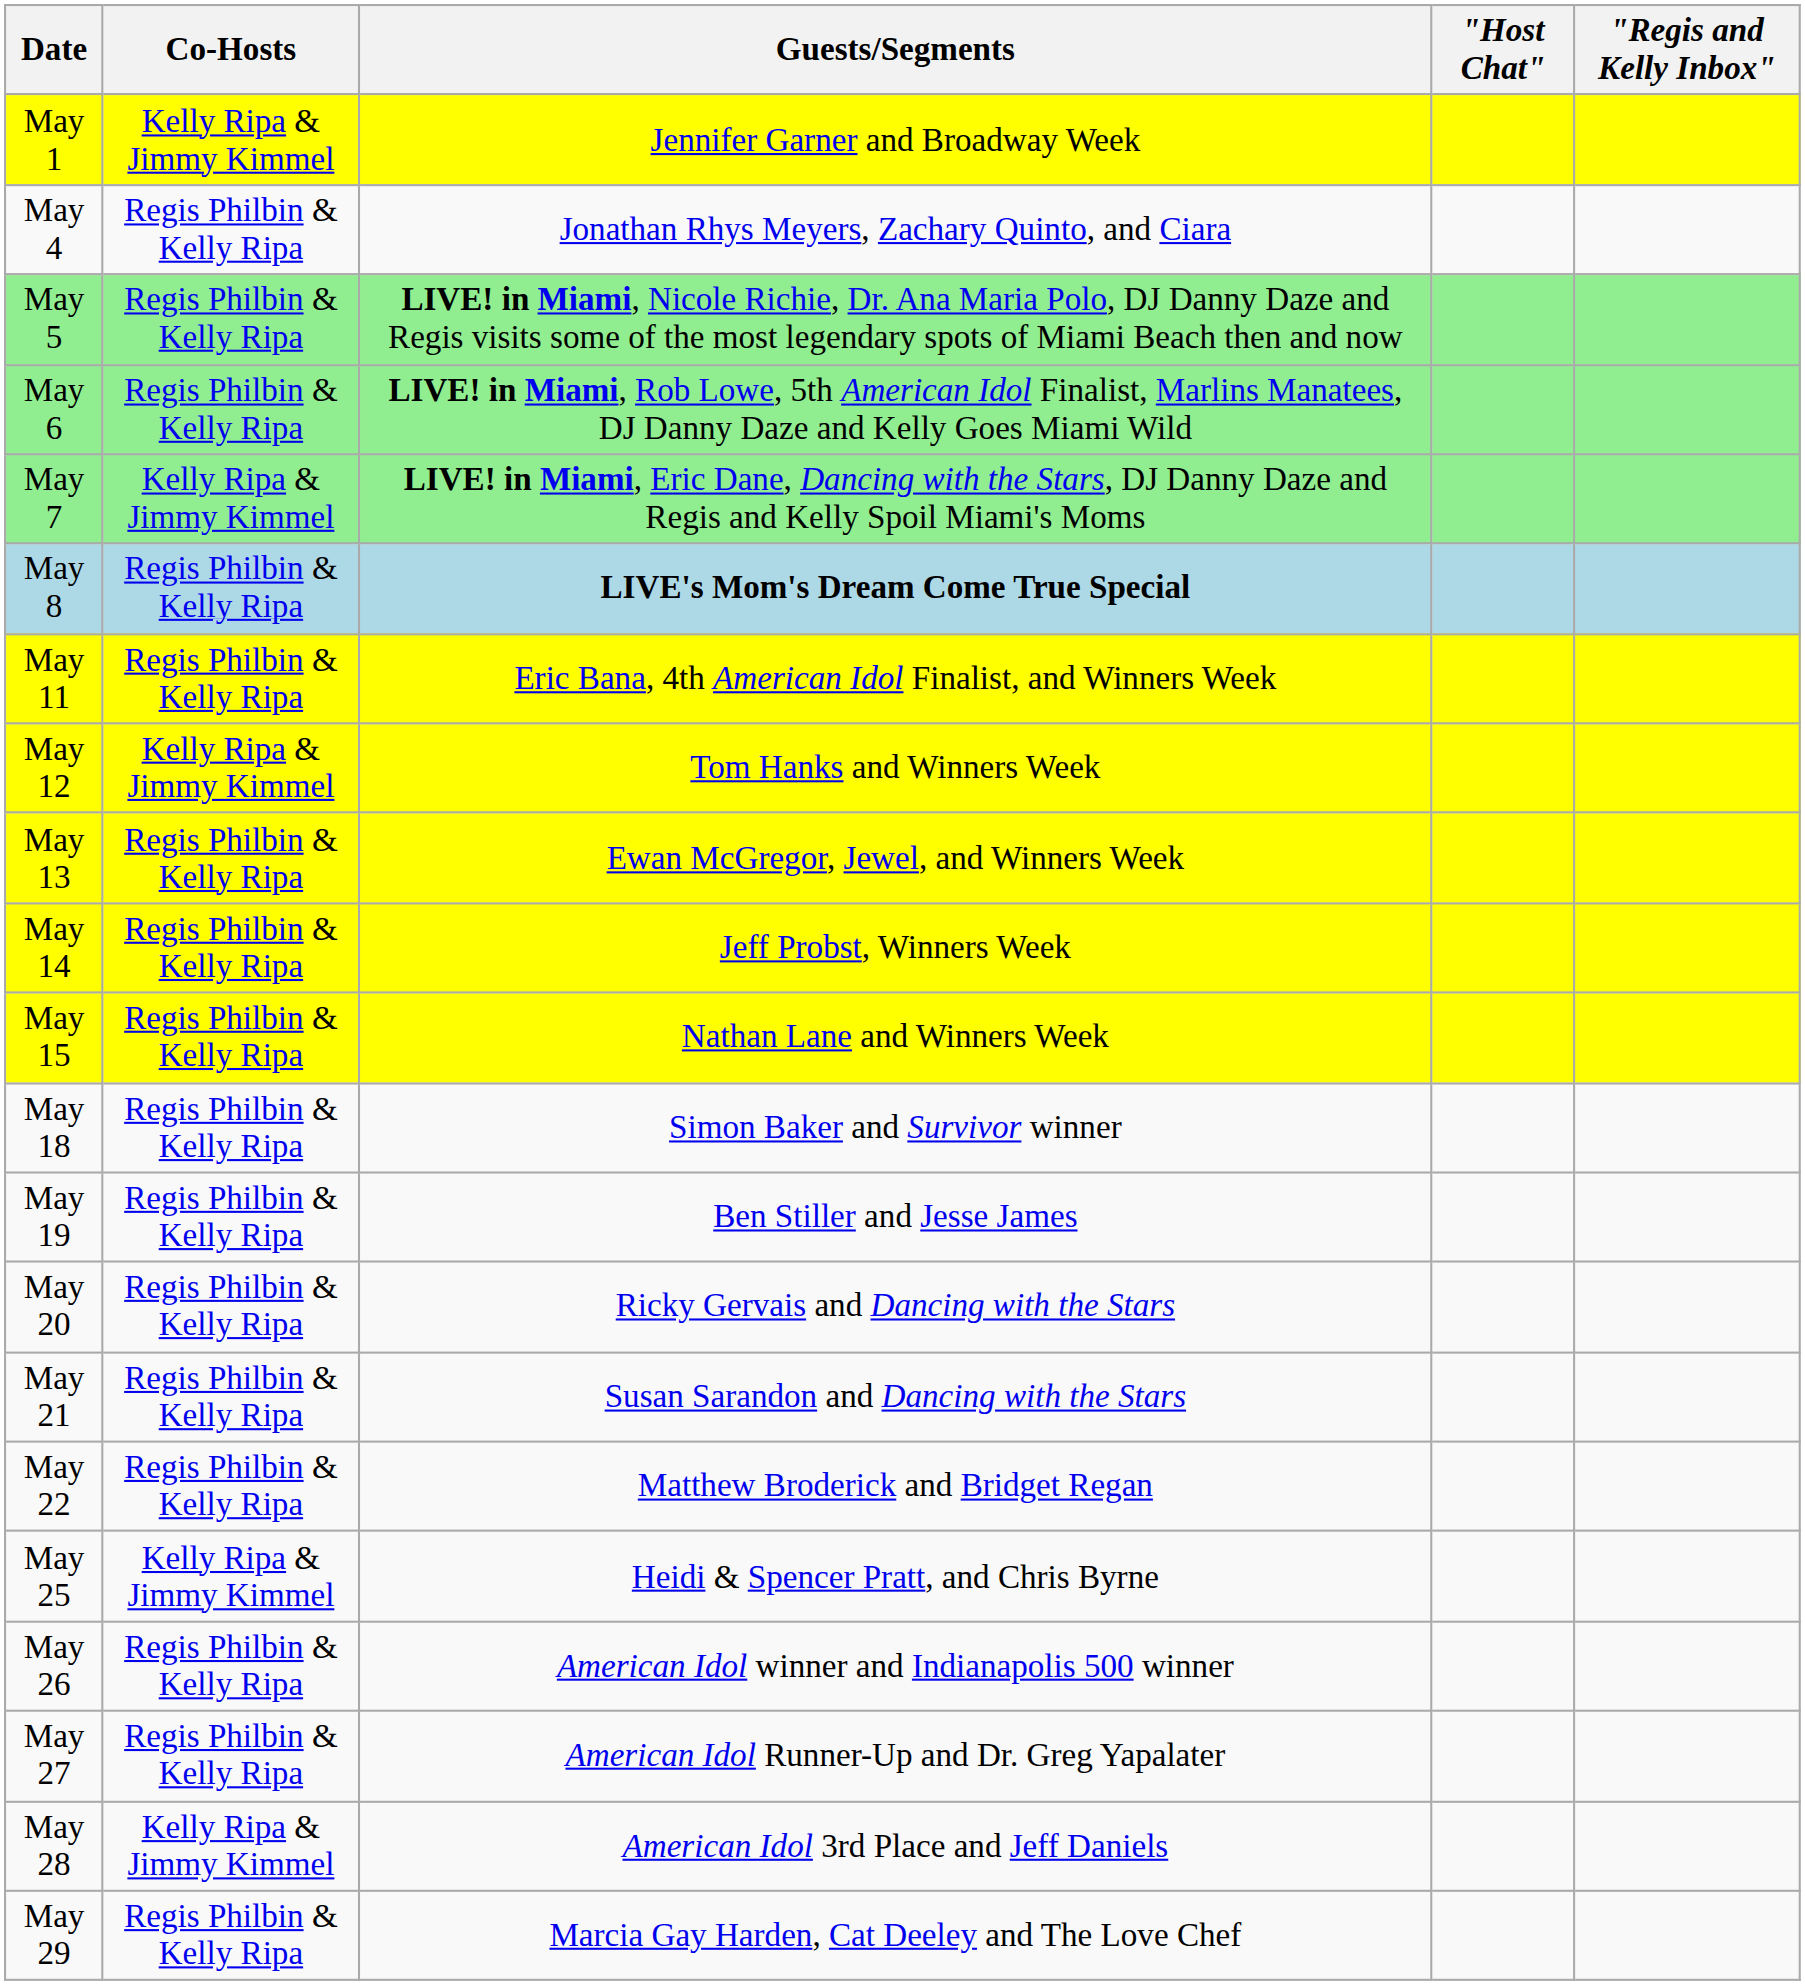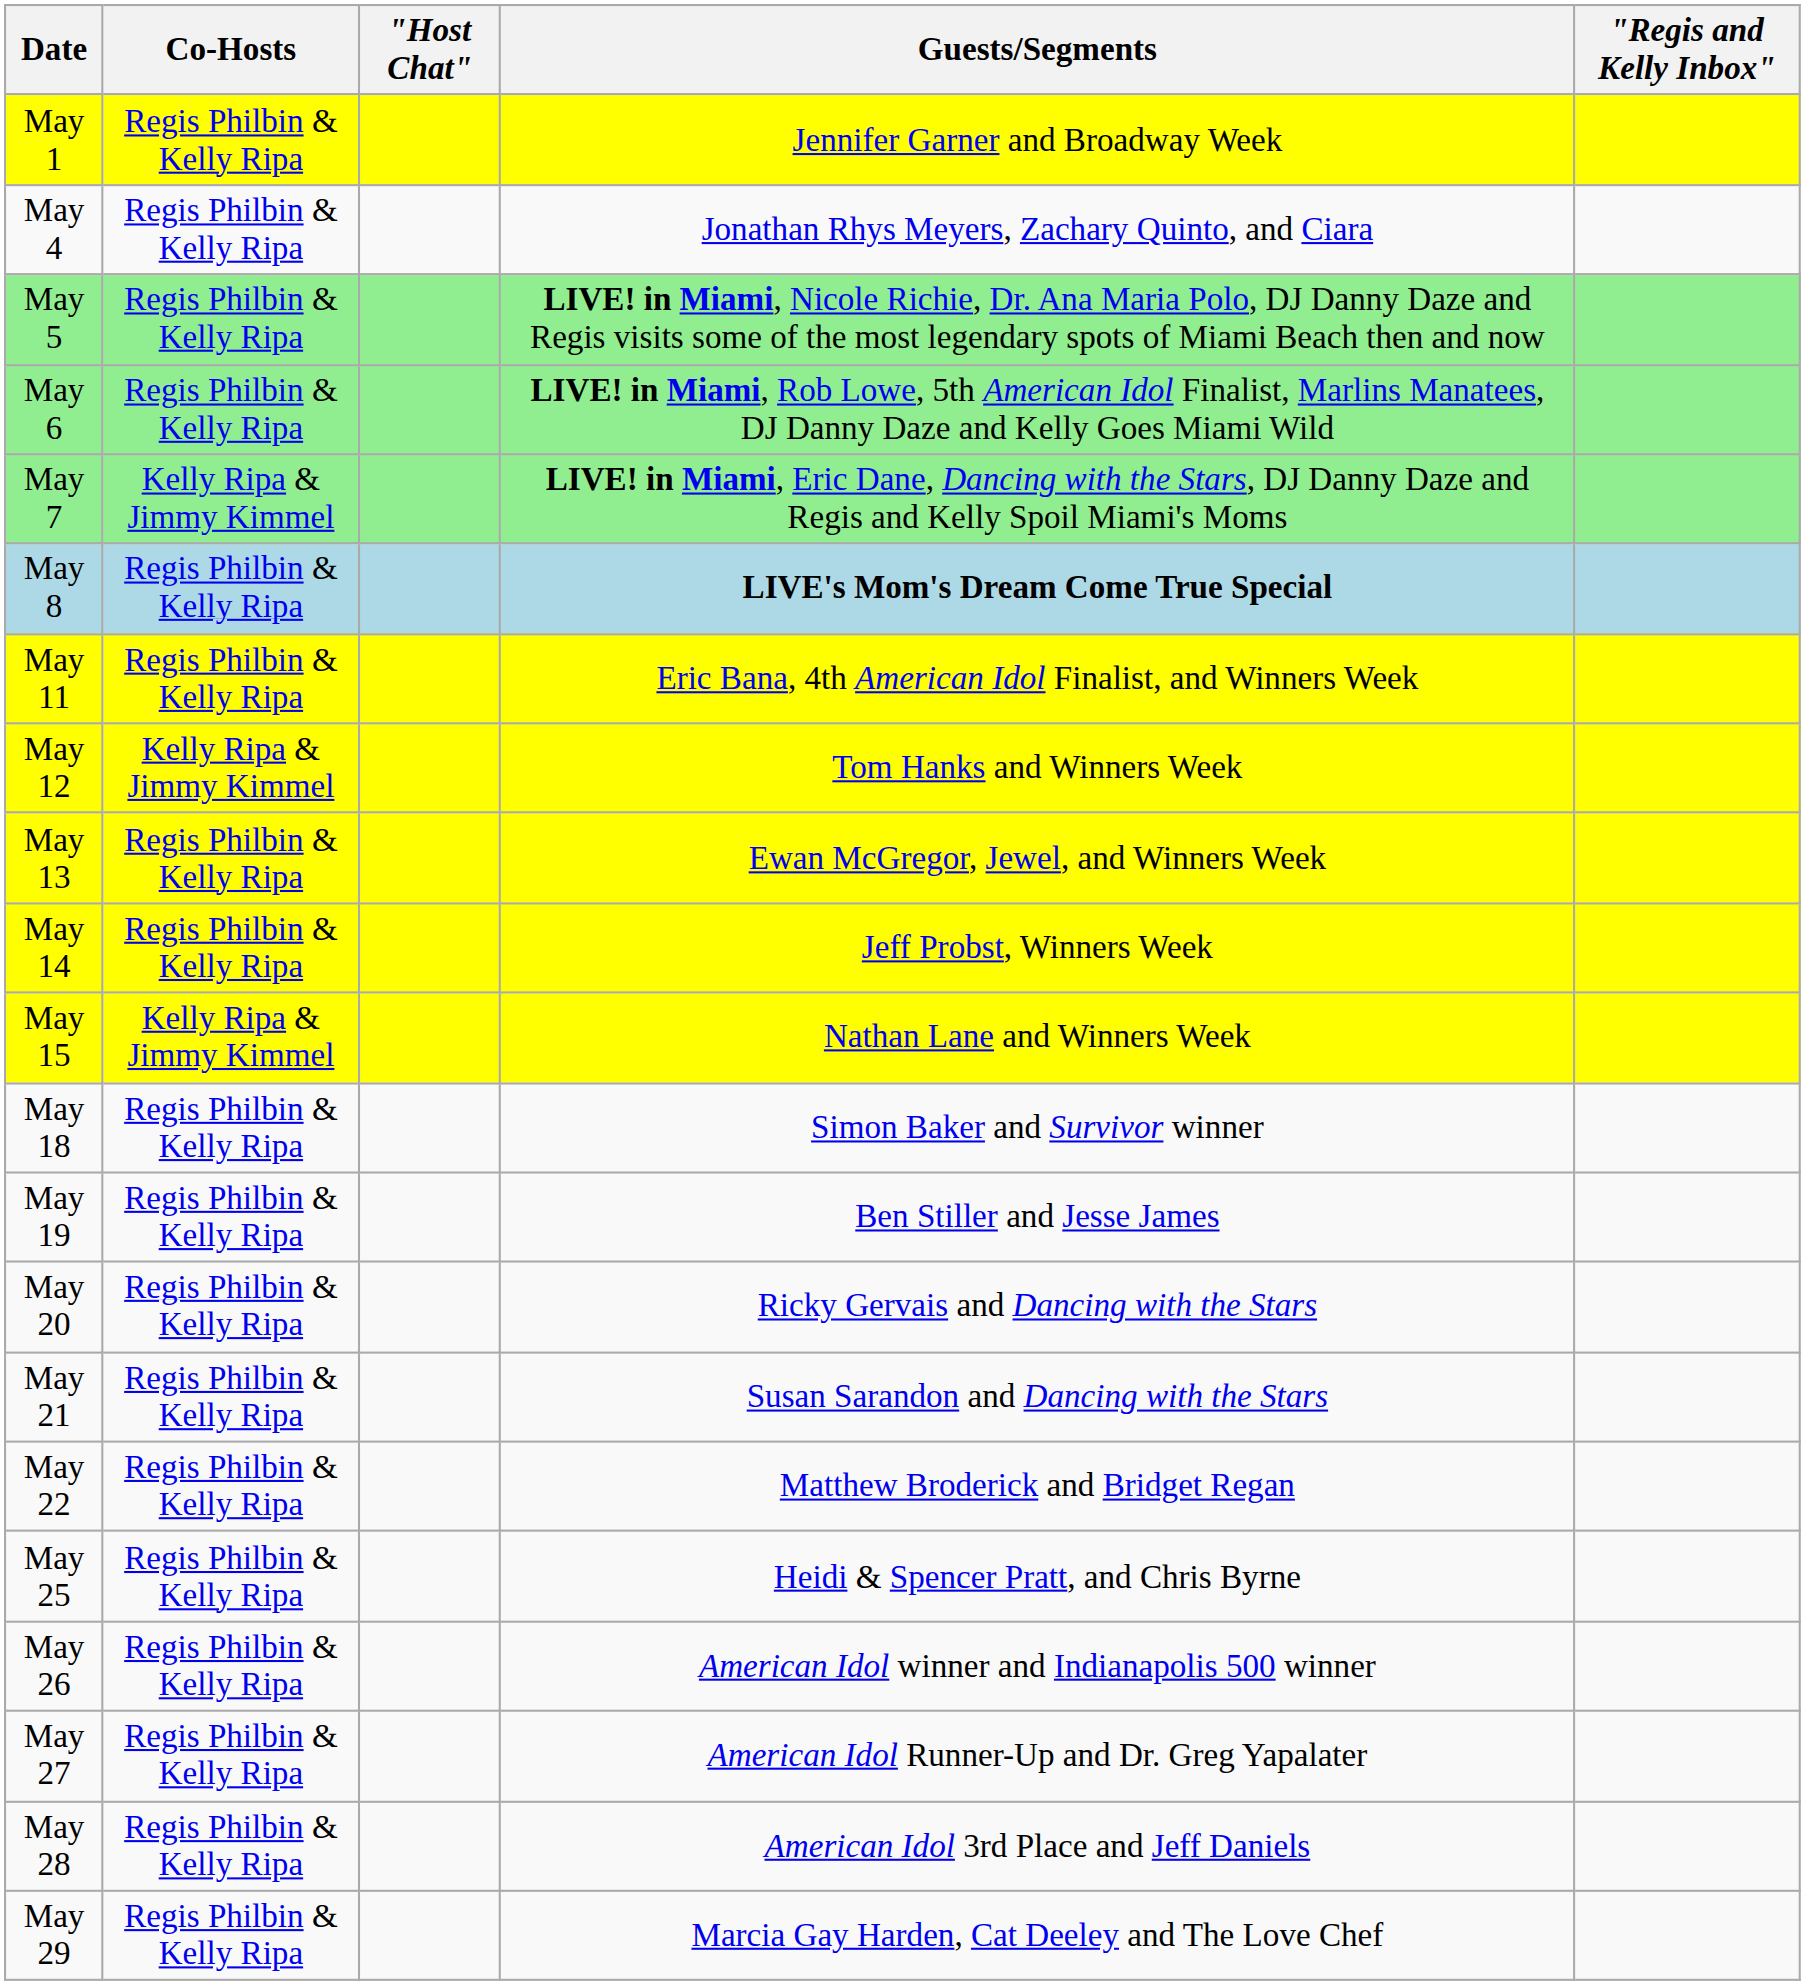columns swapped: (1503, 49) <-> (895, 49)
(231, 139) Kelly Ripa & Jimmy Kimmel -> (231, 139) Regis Philbin & Kelly Ripa
(231, 1037) Regis Philbin & Kelly Ripa -> (231, 1037) Kelly Ripa & Jimmy Kimmel
(231, 1575) Kelly Ripa & Jimmy Kimmel -> (231, 1575) Regis Philbin & Kelly Ripa
(231, 1845) Kelly Ripa & Jimmy Kimmel -> (231, 1845) Regis Philbin & Kelly Ripa
